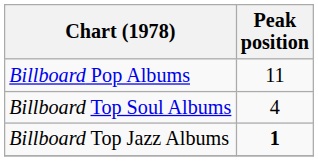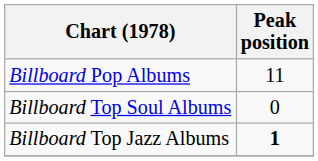(275, 107) 4 -> (275, 107) 0
